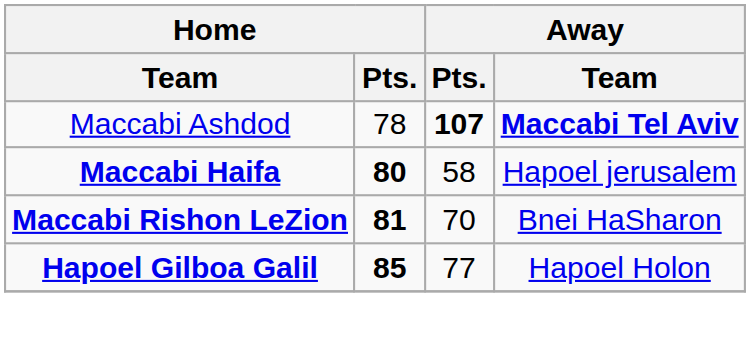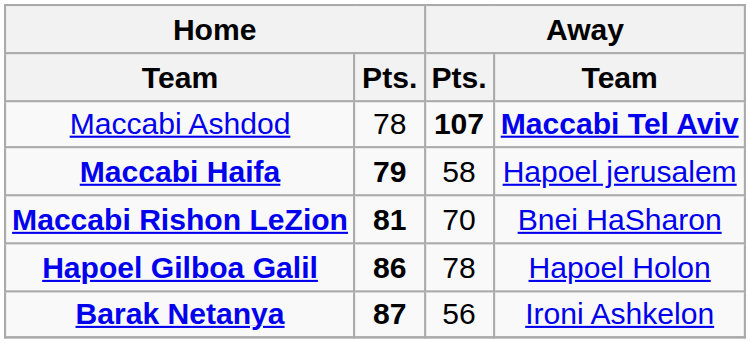(390, 172) 80 -> (390, 172) 79
(390, 267) 85 -> (390, 267) 86
(459, 267) 77 -> (459, 267) 78
+ row: (180, 314)
